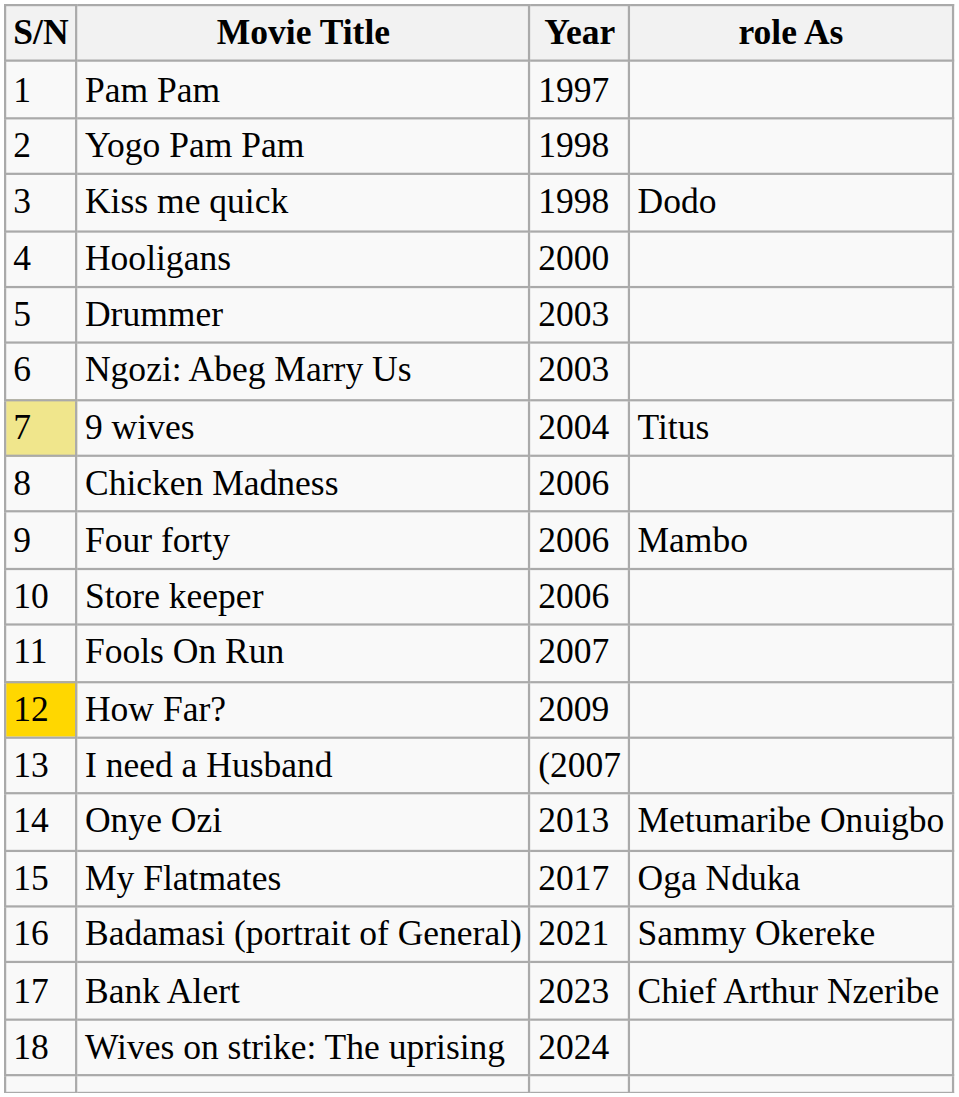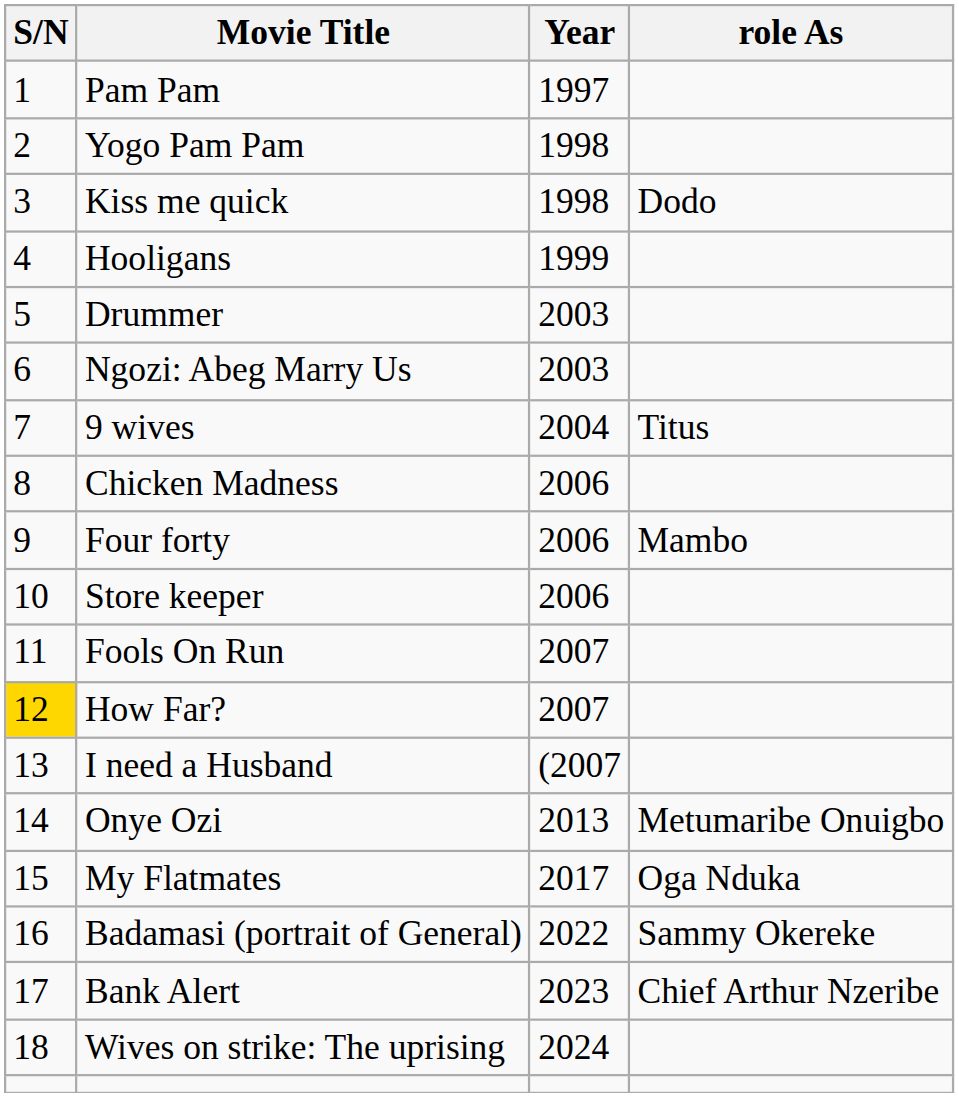(574, 257) 2000 -> (574, 257) 1999
(22, 426) khaki background -> (22, 426) no background
(574, 708) 2009 -> (574, 708) 2007
(574, 933) 2021 -> (574, 933) 2022
